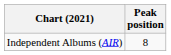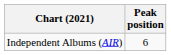(145, 42) 8 -> (145, 42) 6
